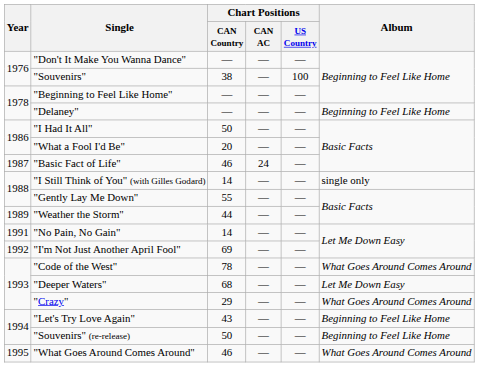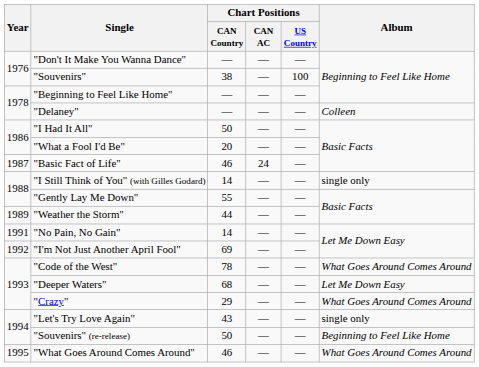(386, 111) Beginning to Feel Like Home -> (339, 111) Colleen
(386, 318) Beginning to Feel Like Home -> (346, 318) single only
